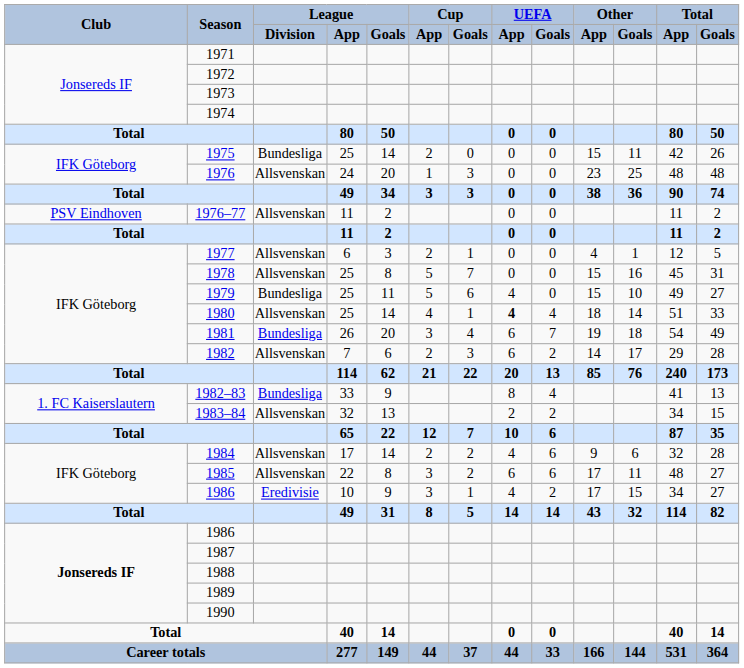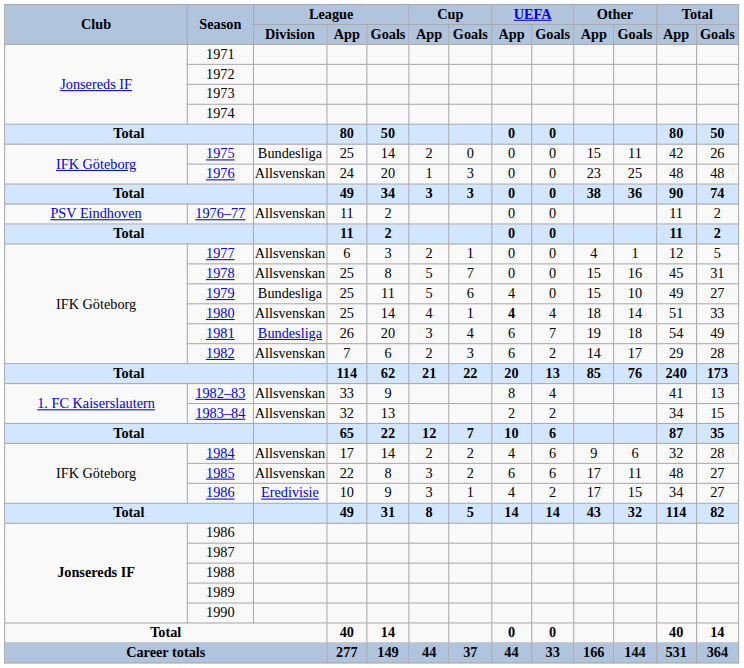(290, 393) Bundesliga -> (290, 393) Allsvenskan
